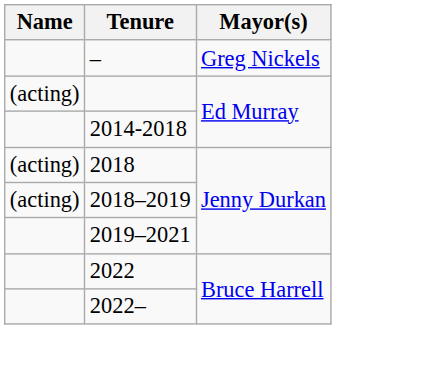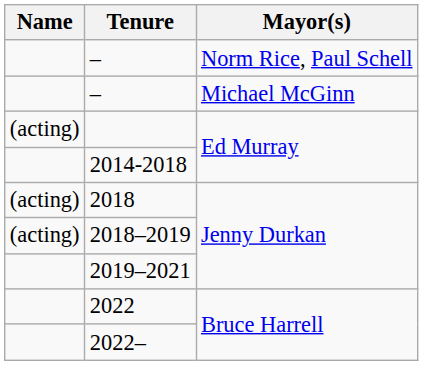+ row: (95, 57)
- row: (95, 57)
+ row: (95, 93)
